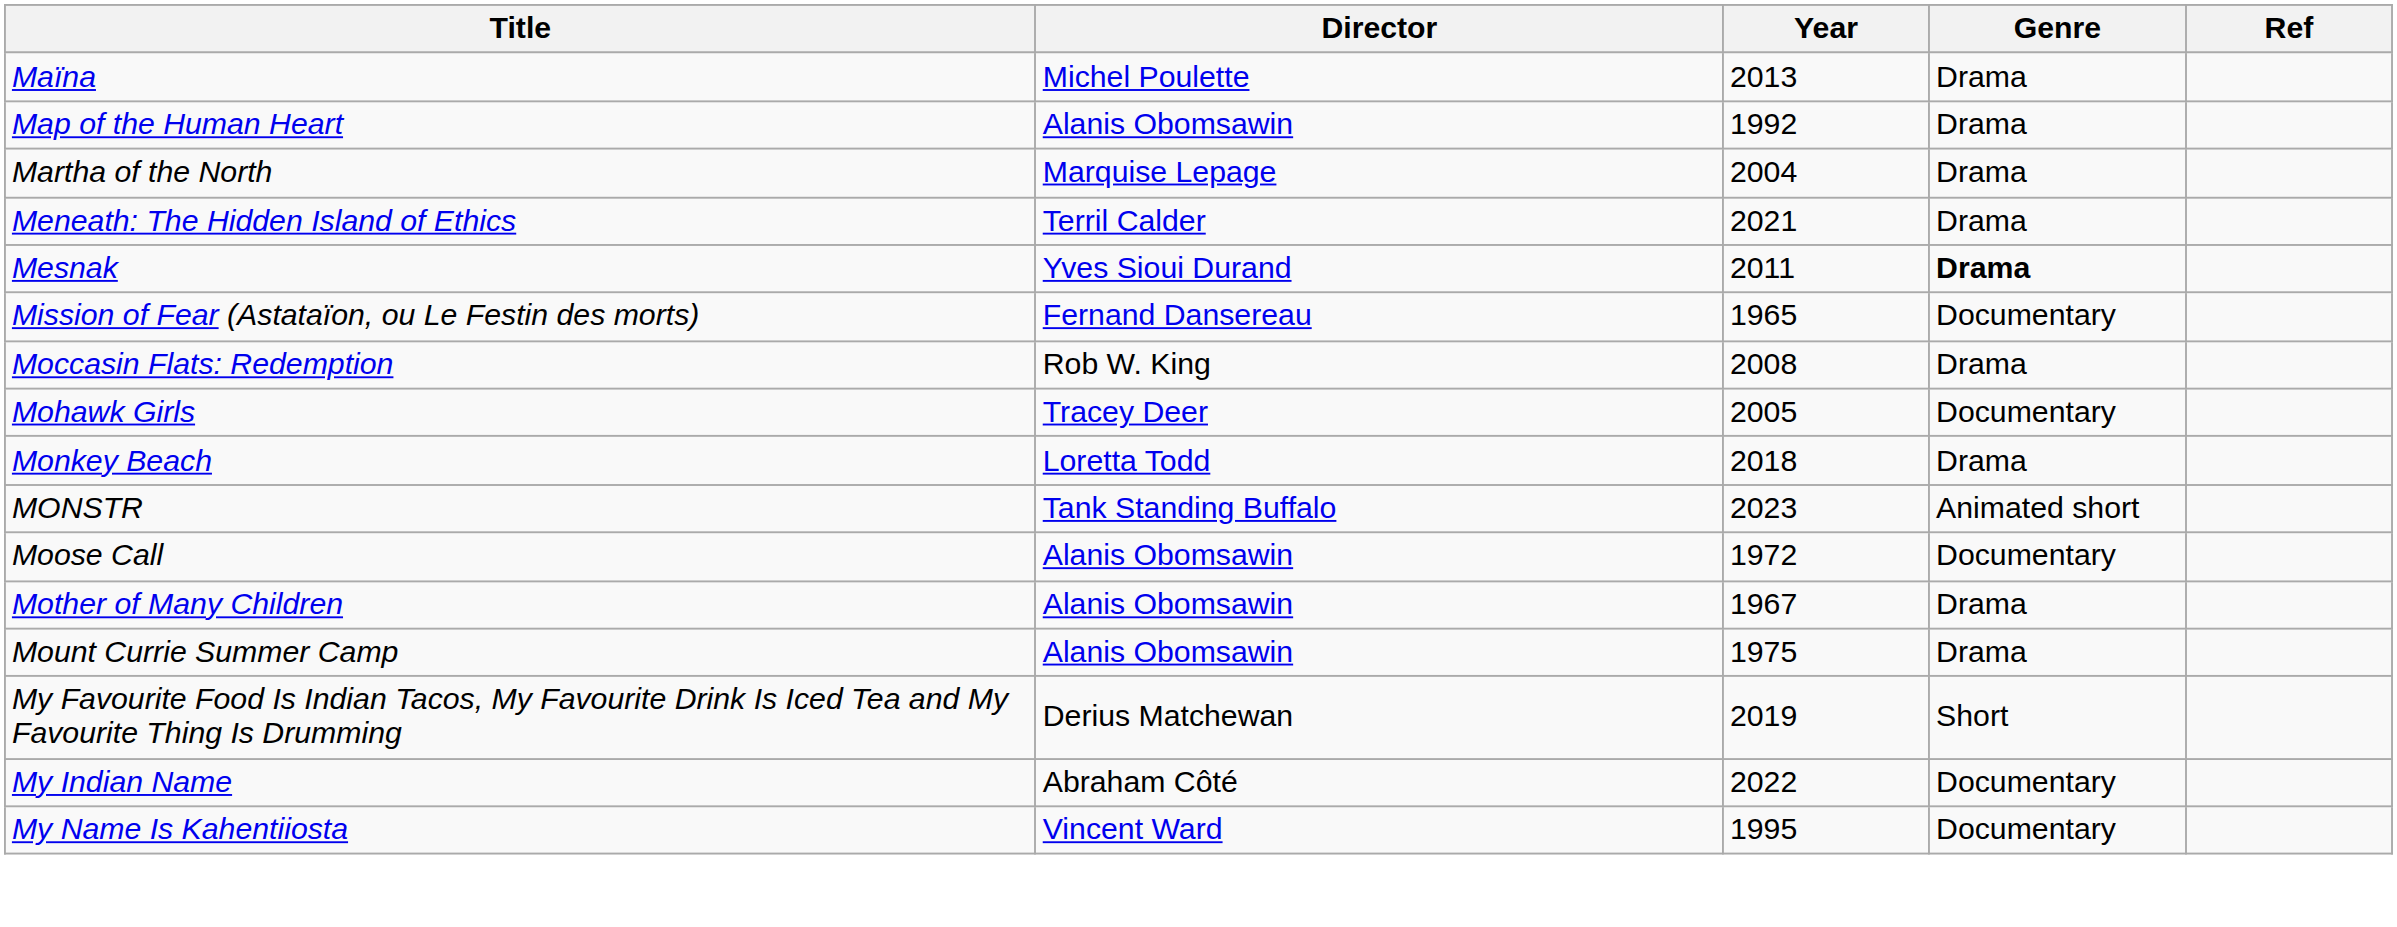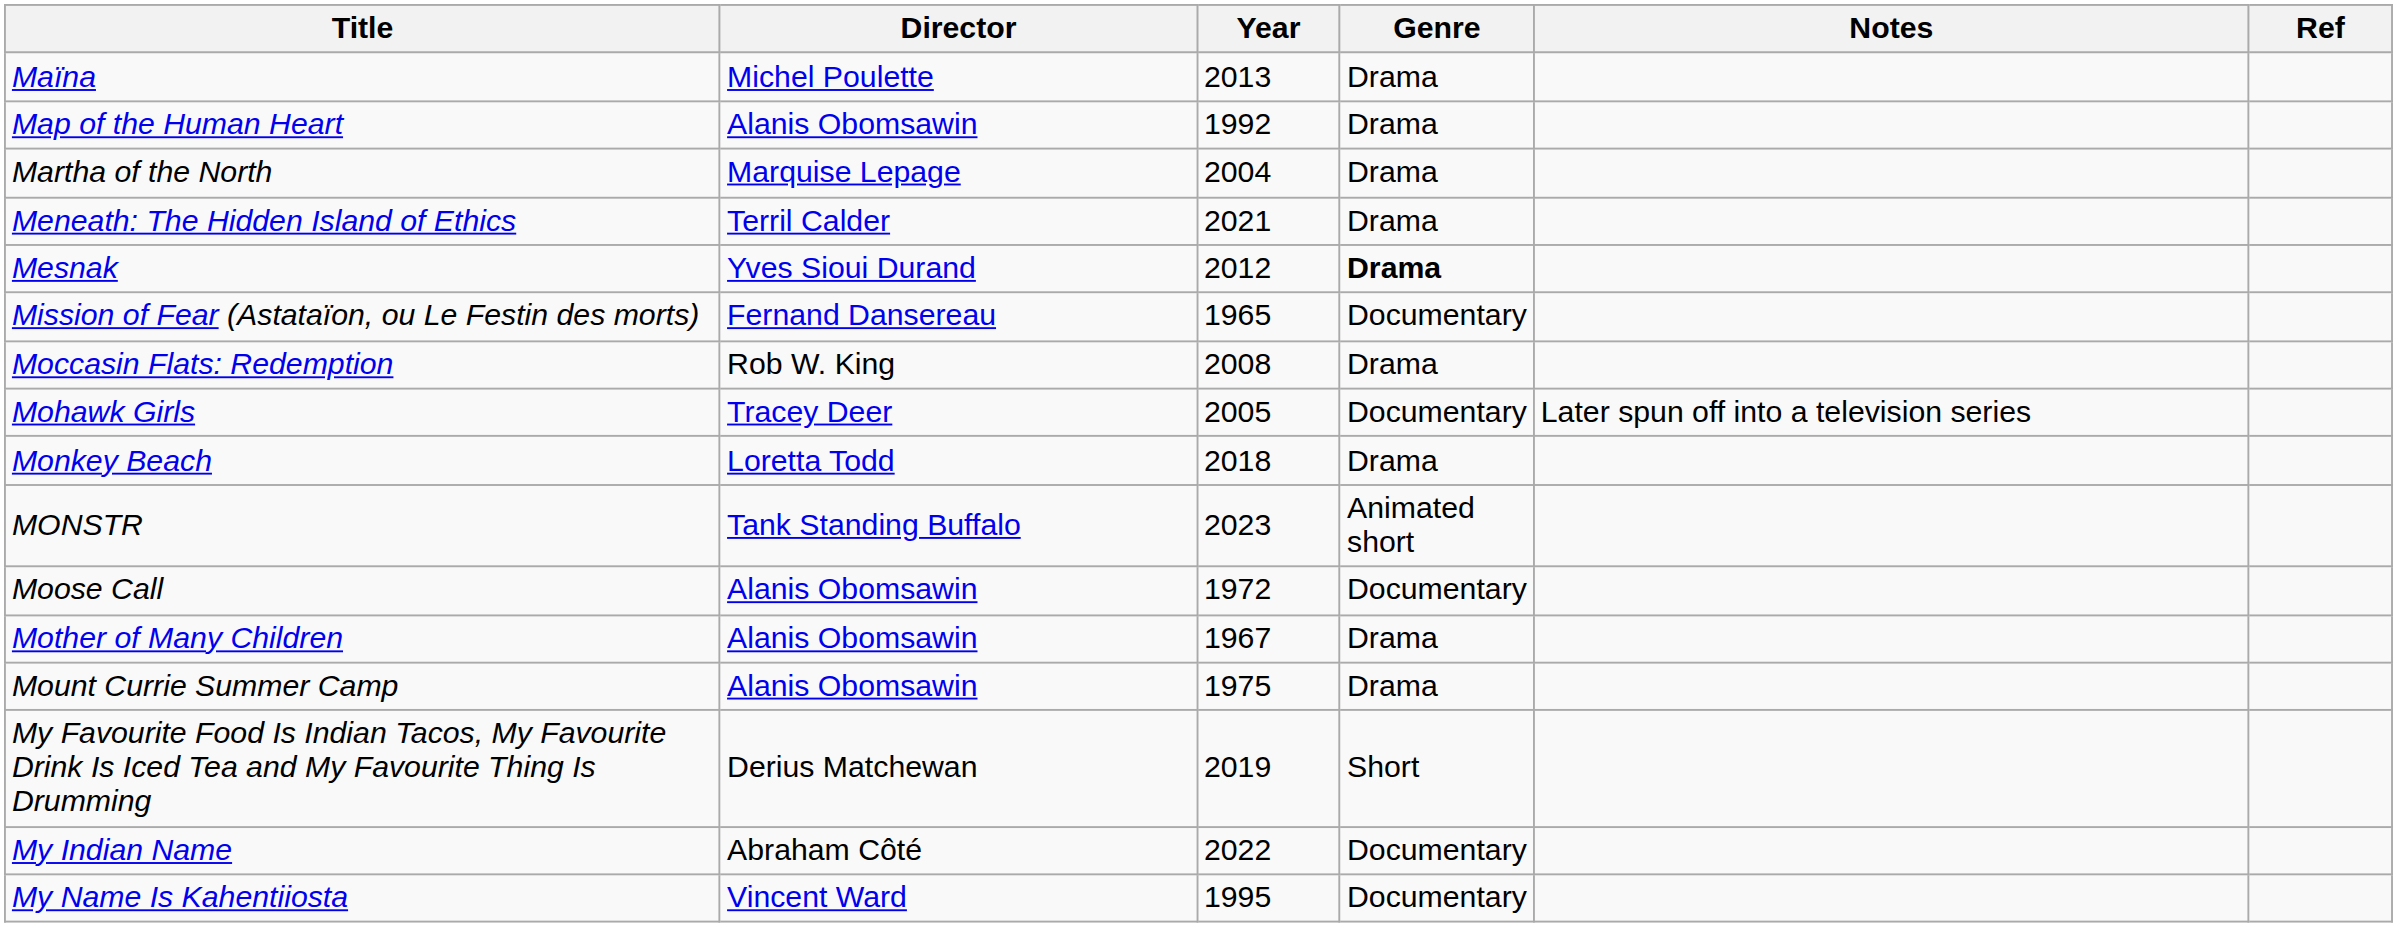+ column: (1891, 28)
(1762, 268) 2011 -> (1238, 268) 2012
